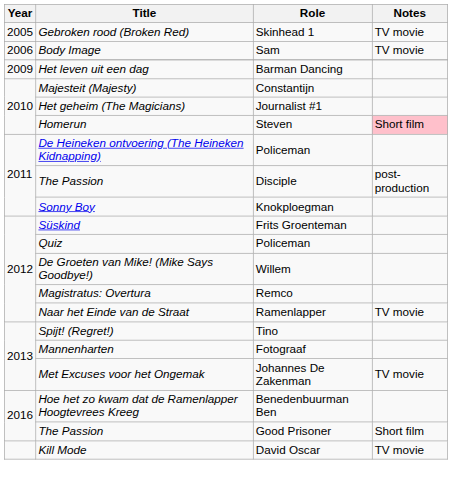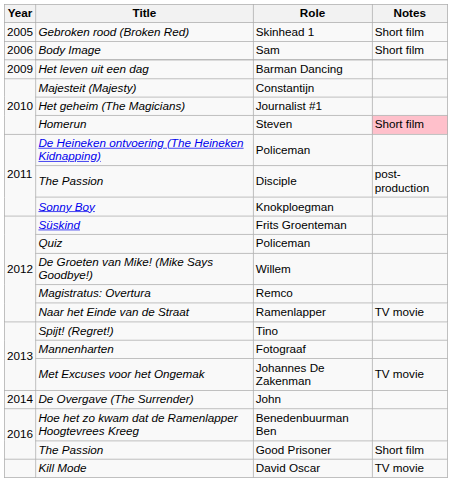(399, 32) TV movie -> (399, 32) Short film
(399, 50) TV movie -> (399, 50) Short film
+ row: (116, 399)
